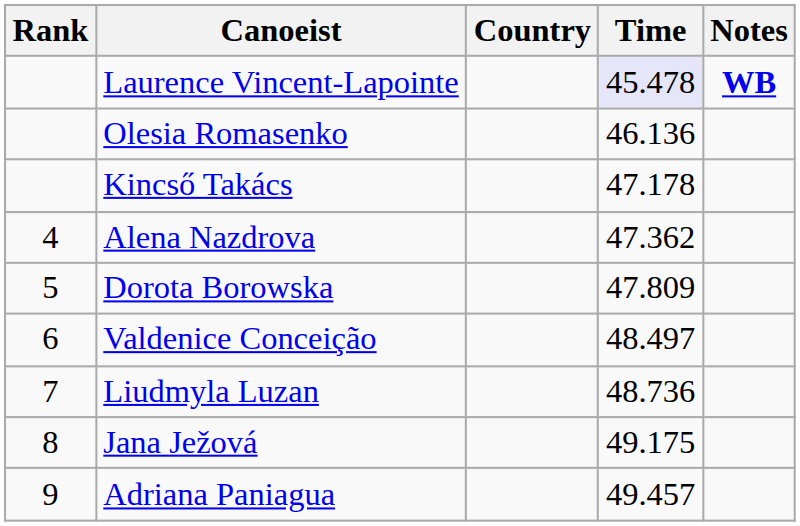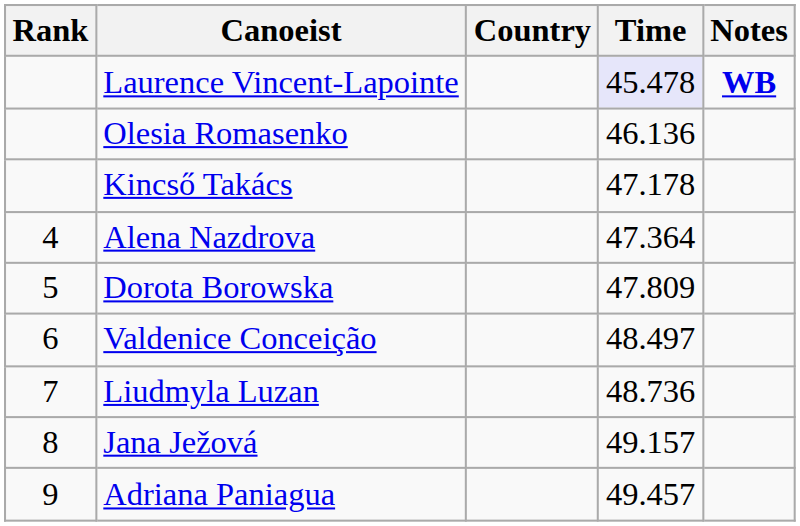(651, 236) 47.362 -> (651, 236) 47.364
(651, 442) 49.175 -> (651, 442) 49.157
